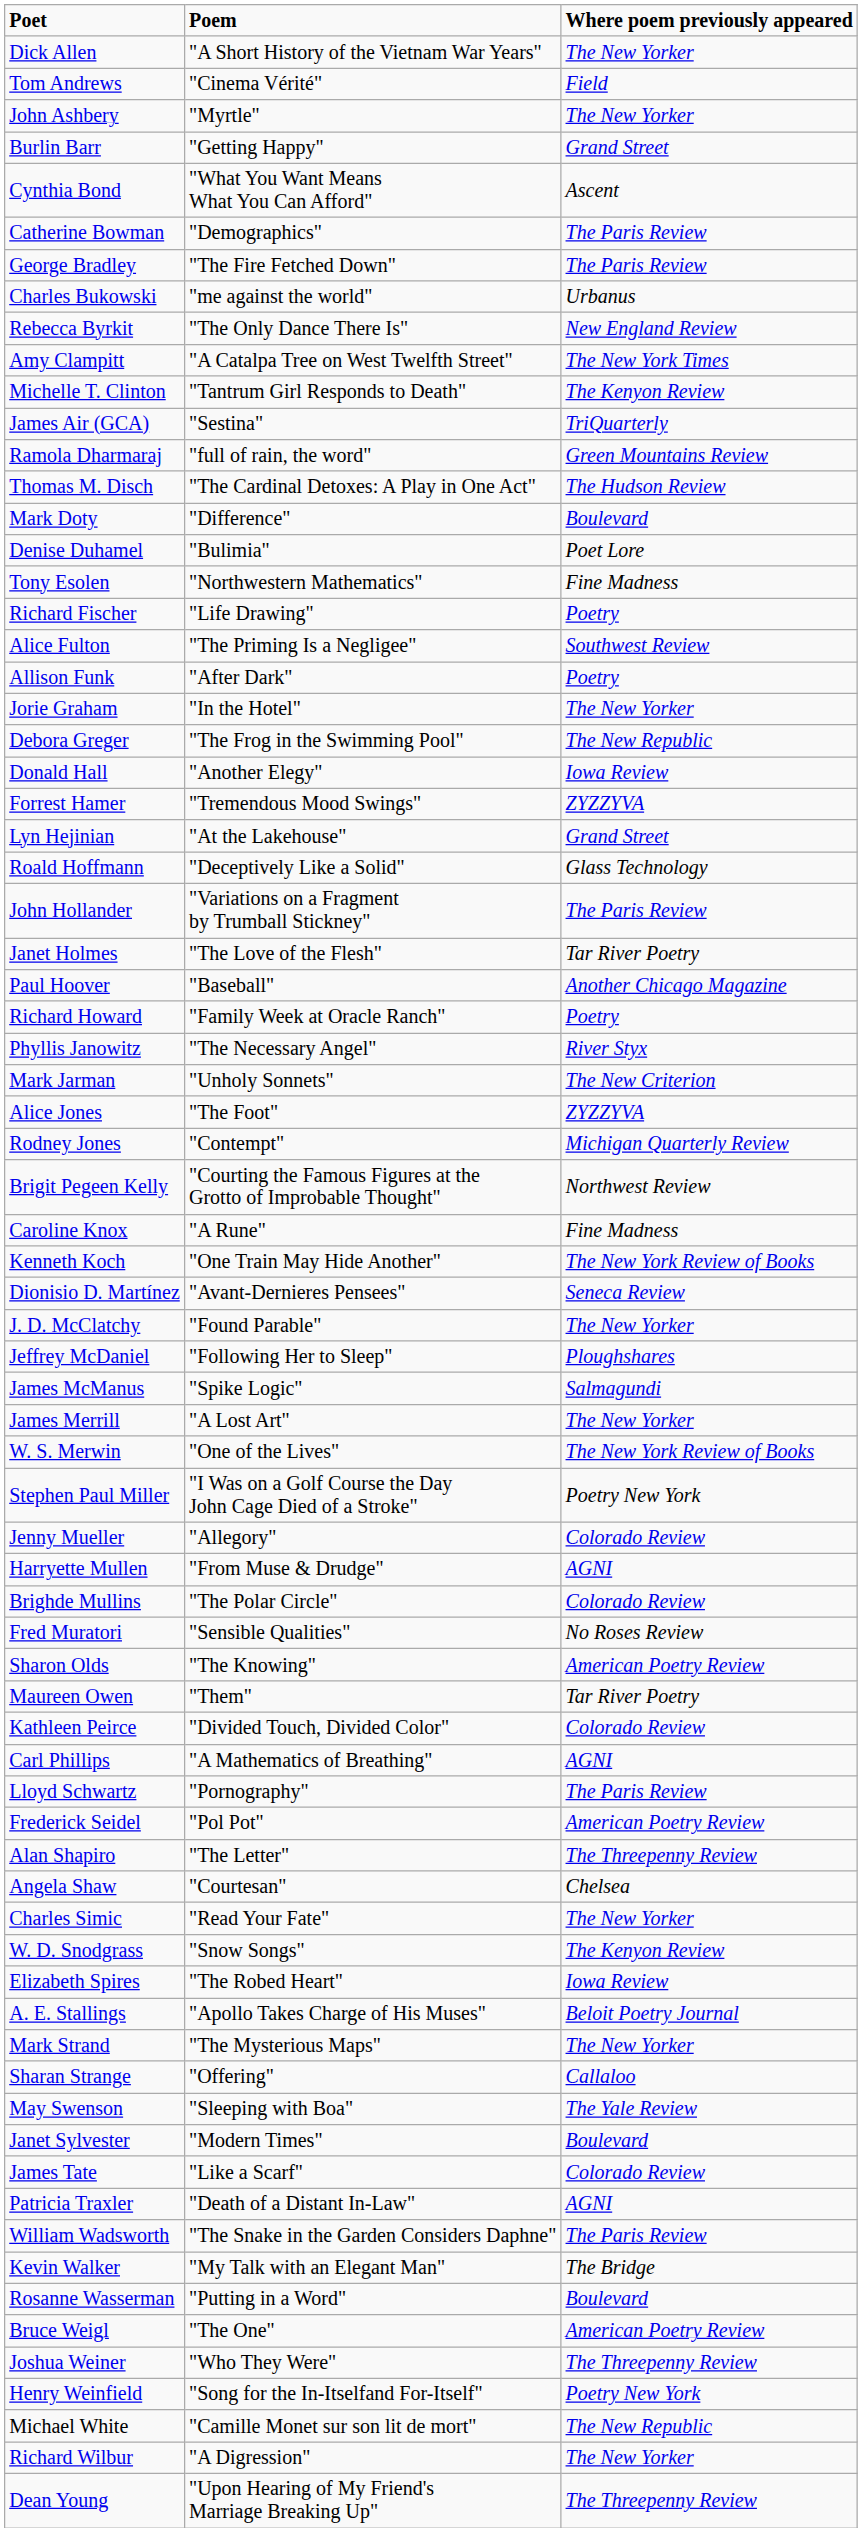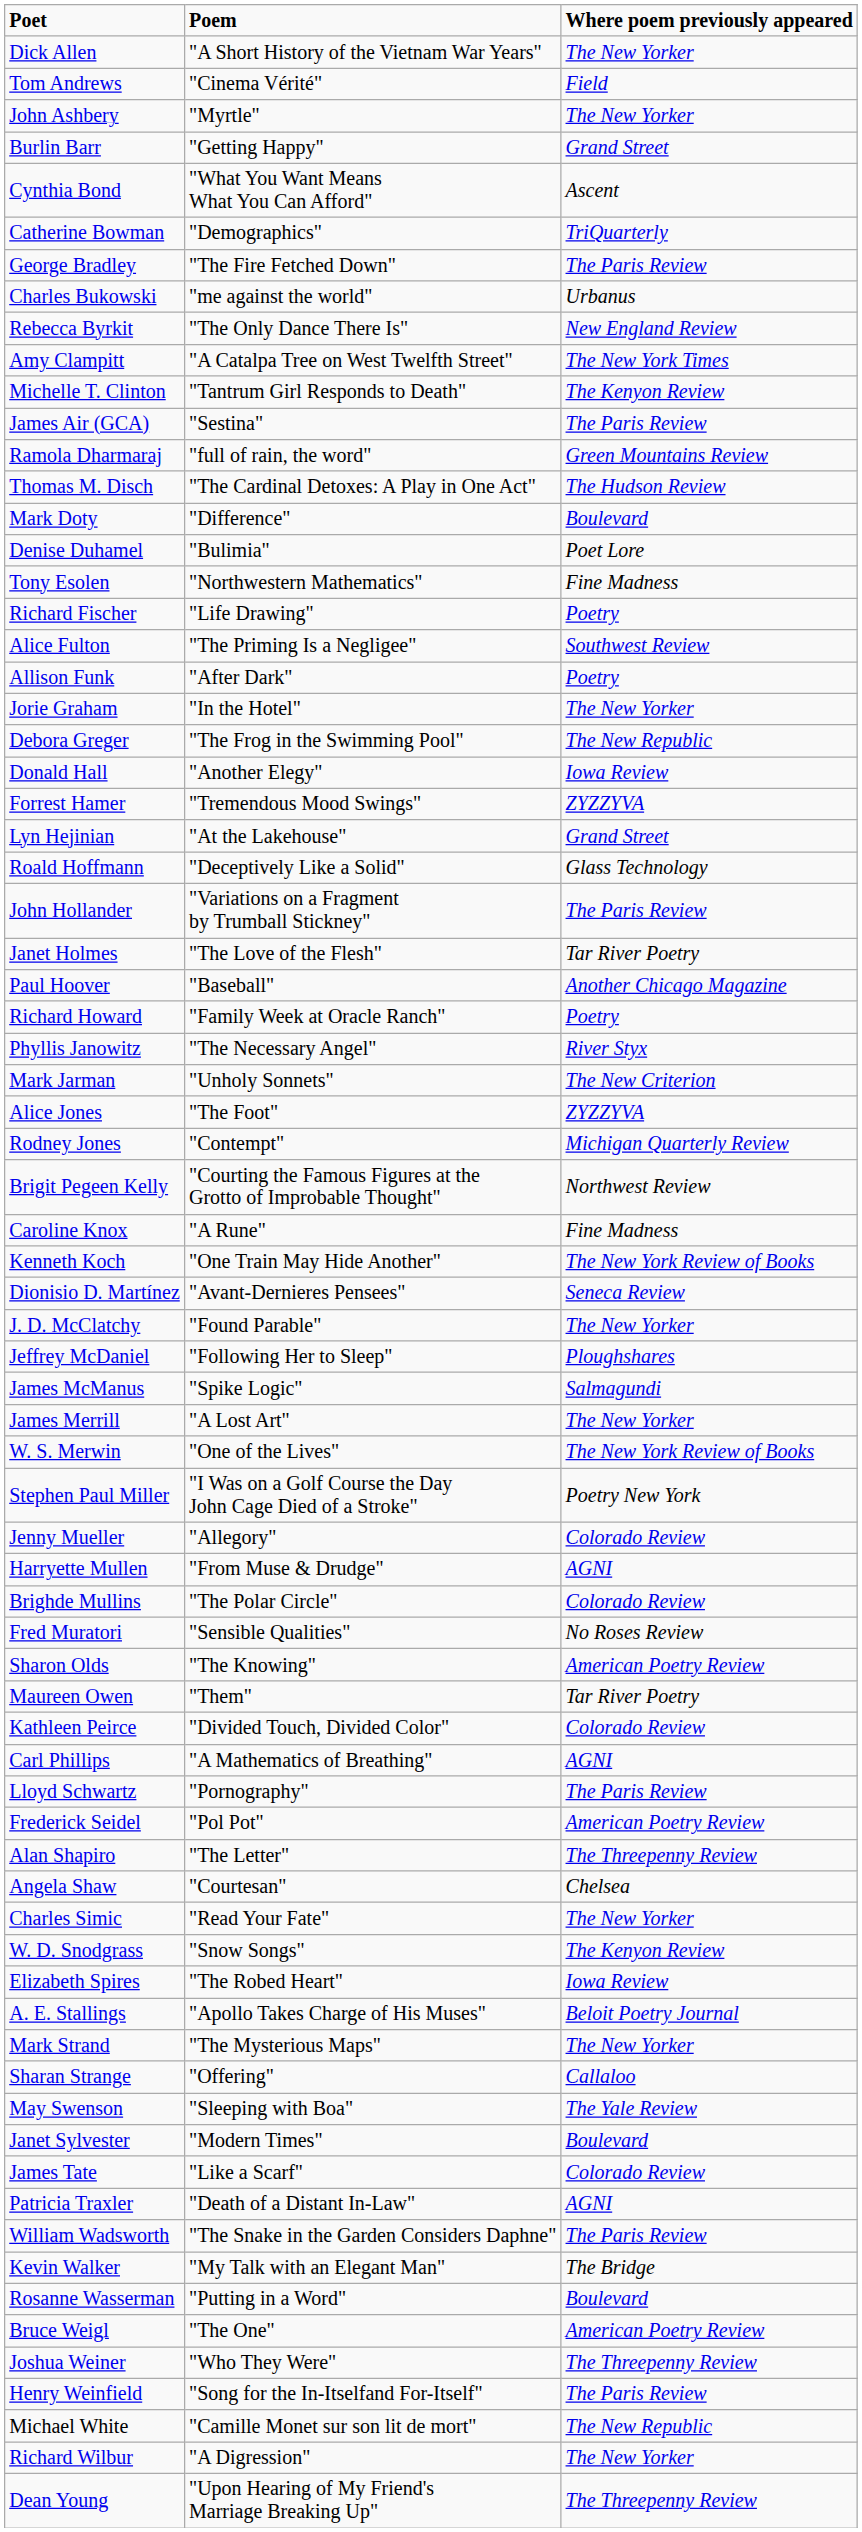(636, 233) The Paris Review -> (617, 233) TriQuarterly
(617, 423) TriQuarterly -> (636, 423) The Paris Review
(633, 2394) Poetry New York -> (636, 2394) The Paris Review
